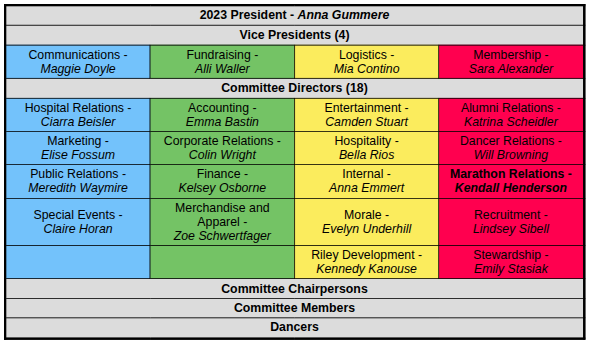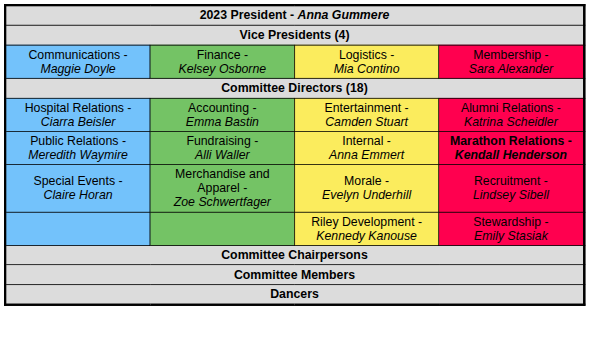(222, 61) Fundraising - Alli Waller -> (222, 61) Finance - Kelsey Osborne
- row: (78, 148)
(222, 181) Finance - Kelsey Osborne -> (222, 148) Fundraising - Alli Waller
